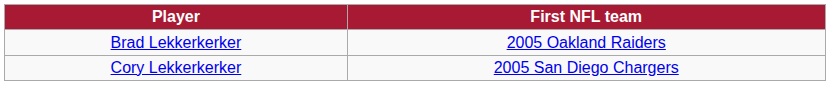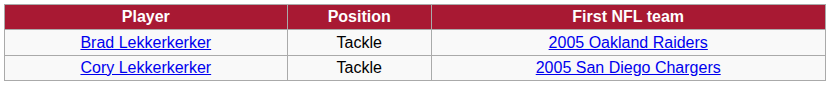+ column: (359, 17)
